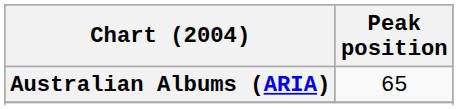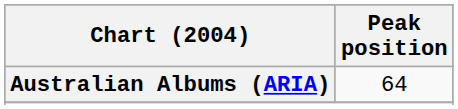(394, 85) 65 -> (394, 85) 64
